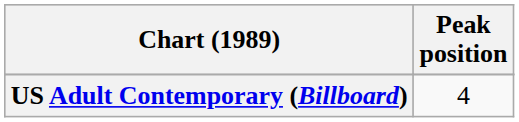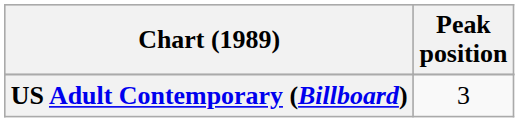(463, 95) 4 -> (463, 95) 3
